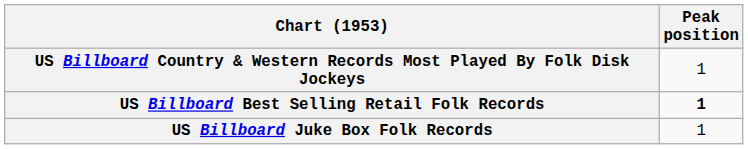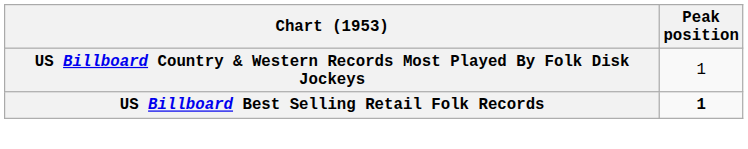- row: (332, 131)
